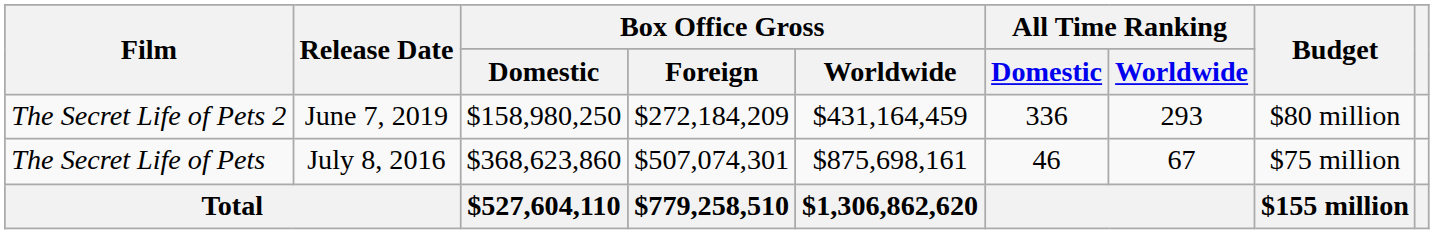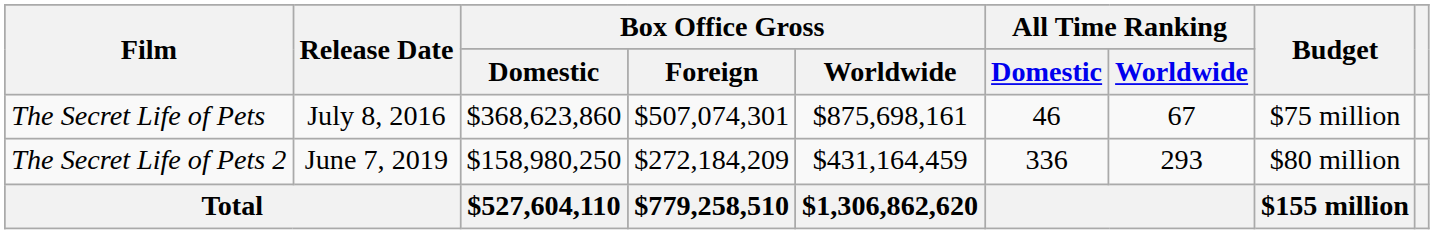rows swapped: (138, 160) <-> (149, 116)
